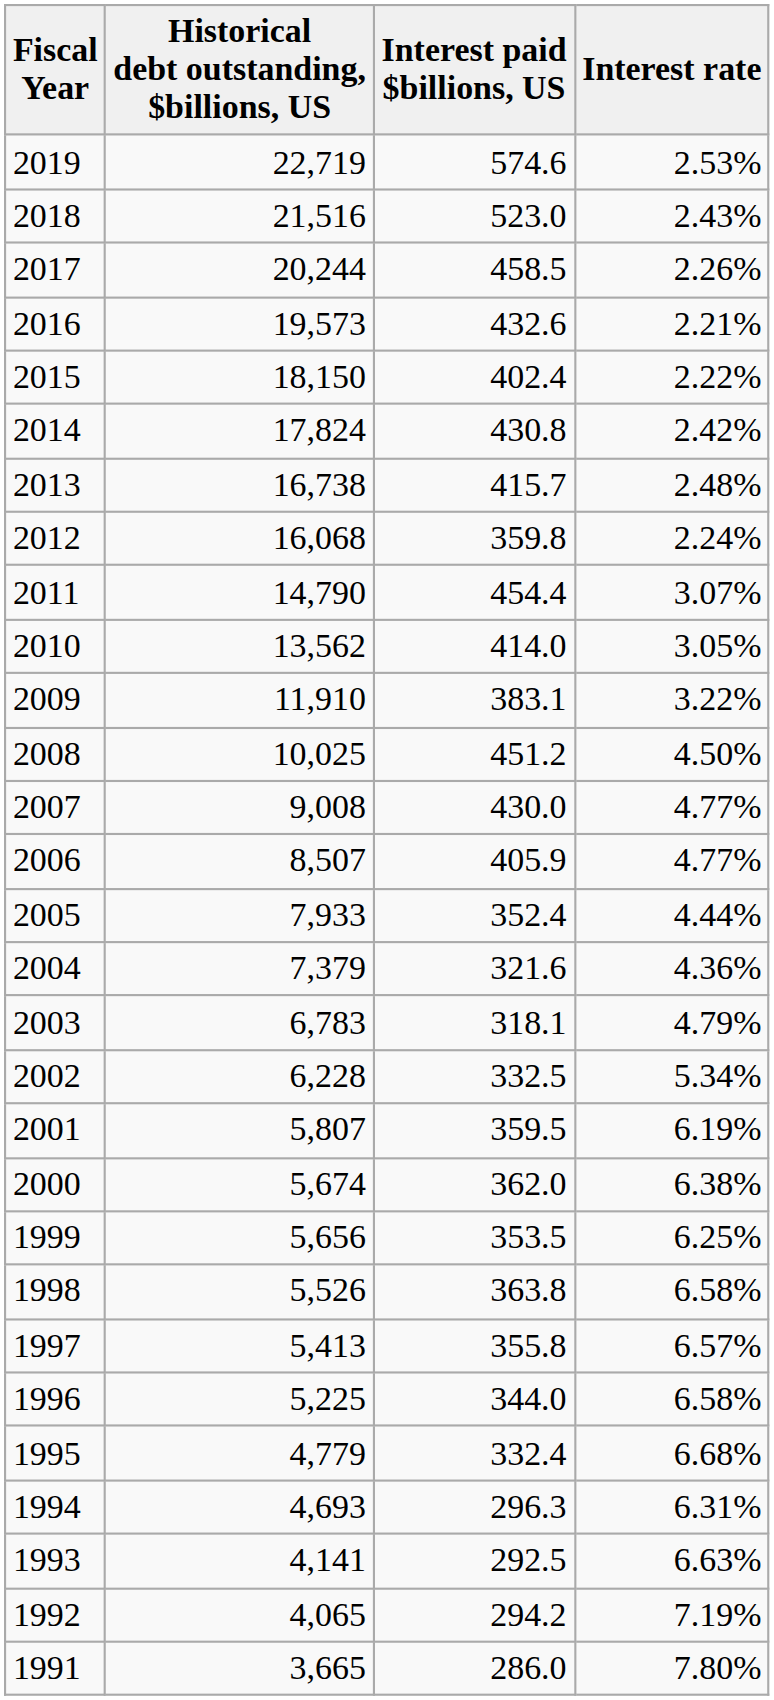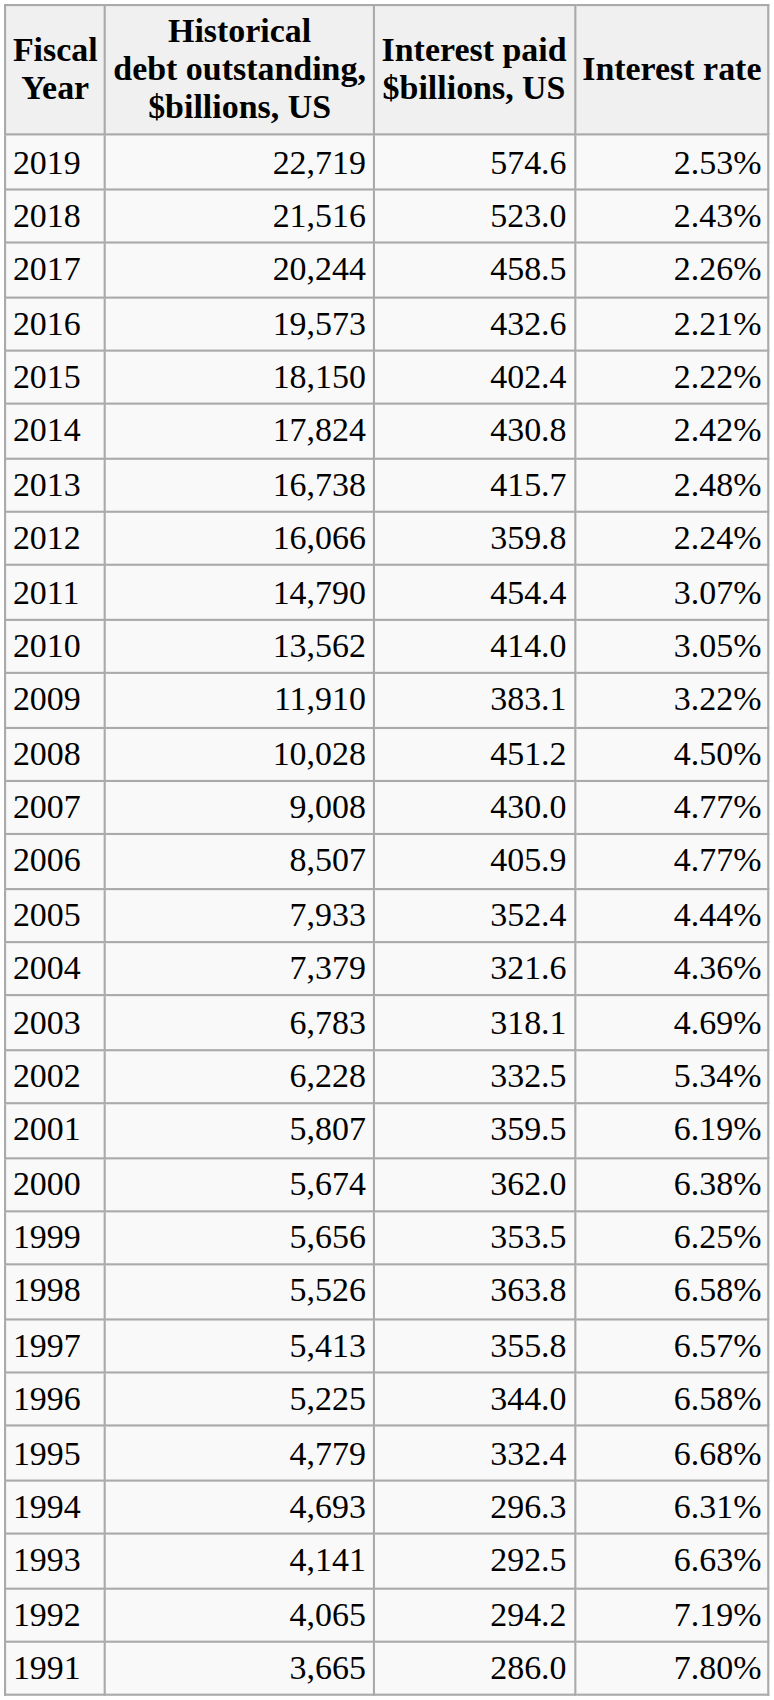(319, 538) 16,068 -> (319, 538) 16,066
(319, 753) 10,025 -> (319, 753) 10,028
(718, 1022) 4.79% -> (718, 1022) 4.69%
